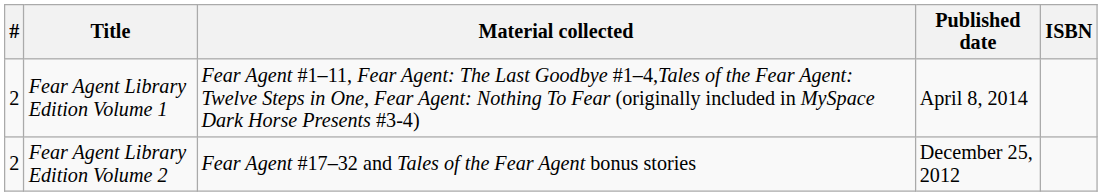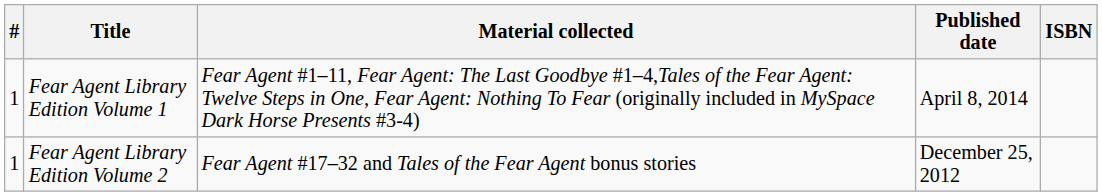(14, 97) 2 -> (14, 97) 1
(14, 163) 2 -> (14, 163) 1
